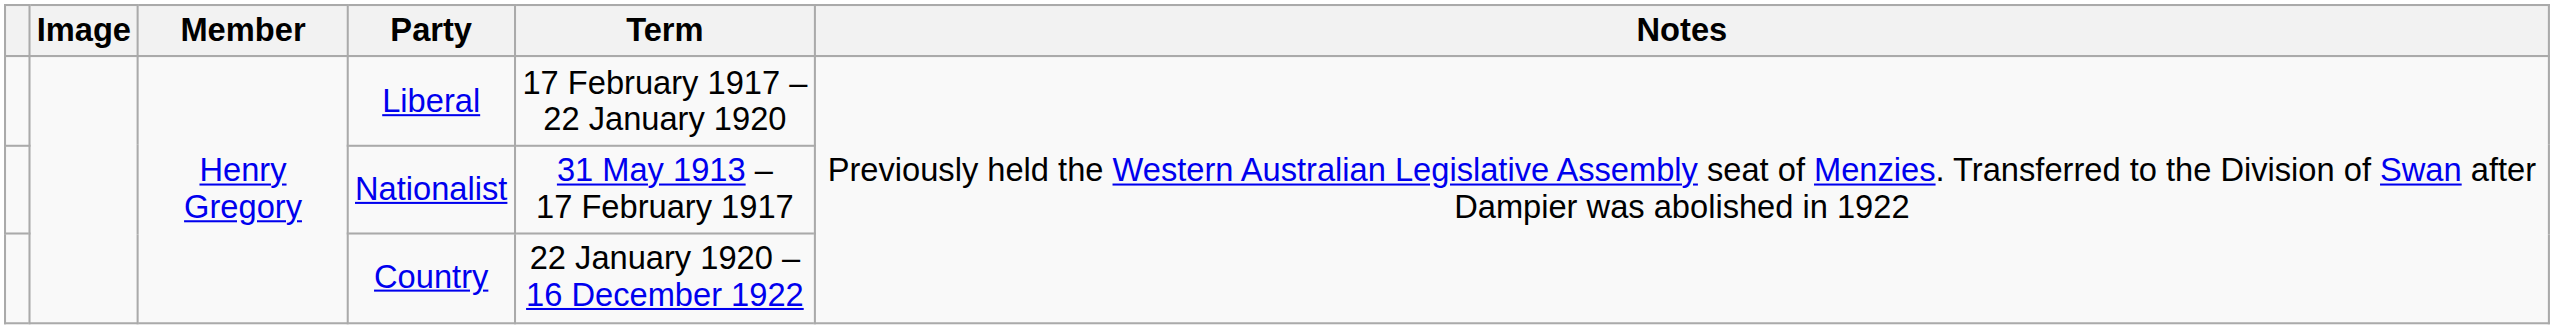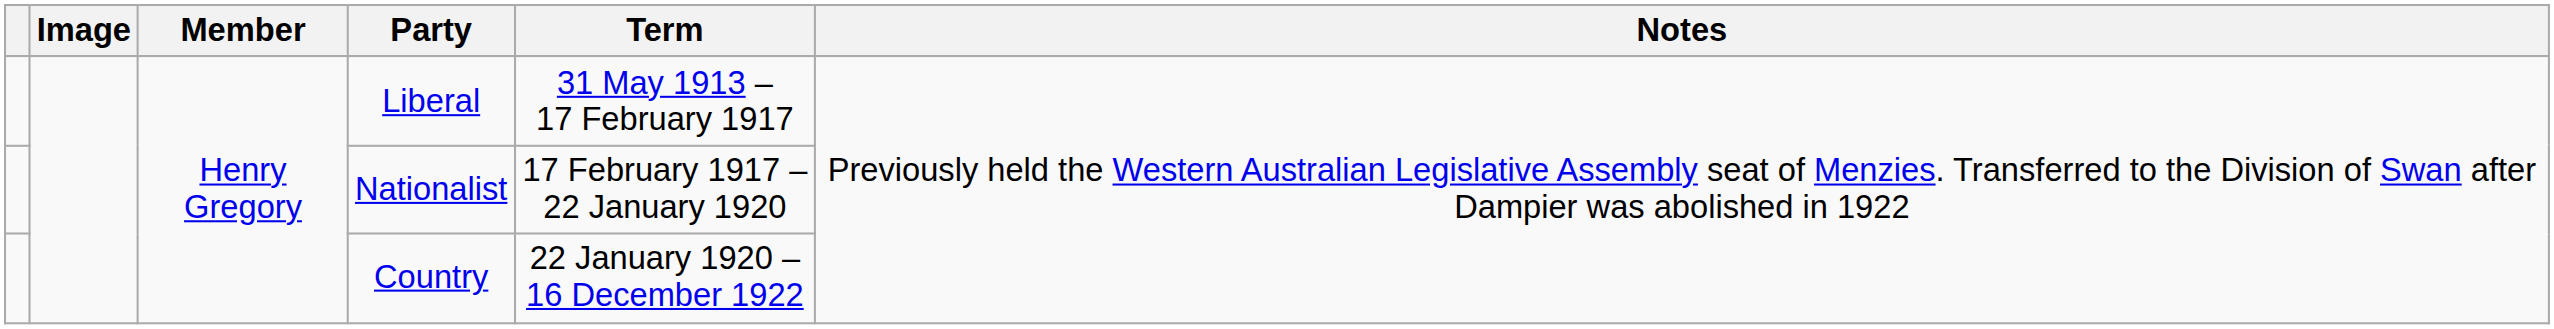(665, 100) 17 February 1917 – 22 January 1920 -> (665, 100) 31 May 1913 – 17 February 1917
(665, 188) 31 May 1913 – 17 February 1917 -> (665, 188) 17 February 1917 – 22 January 1920
